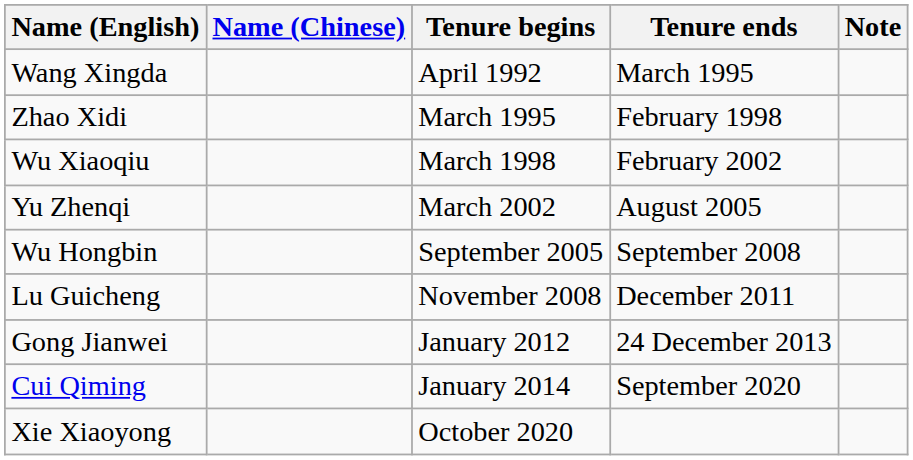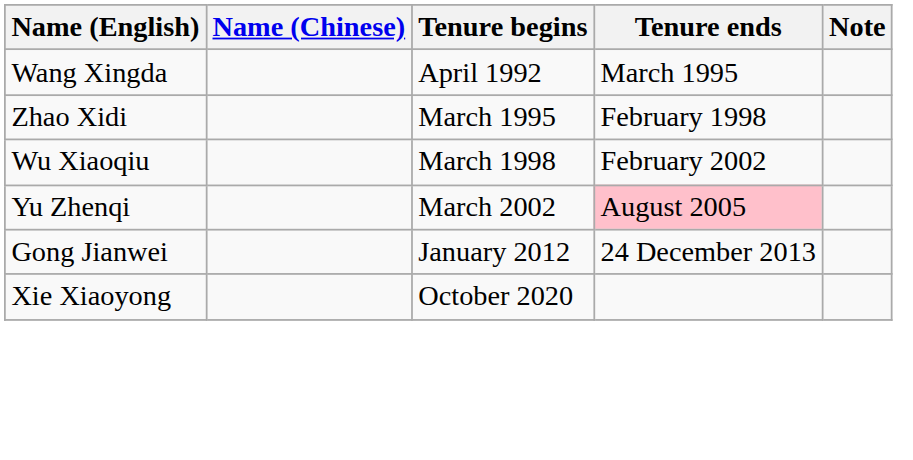(689, 206) no background -> (673, 206) pink background
- row: (84, 251)
- row: (86, 296)
- row: (79, 386)
